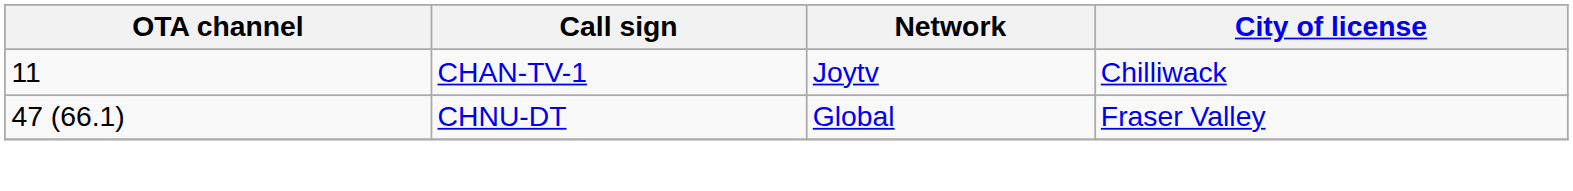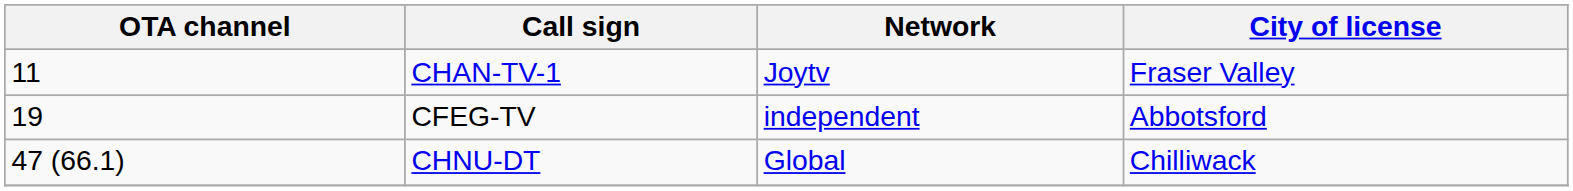(1164, 71) Chilliwack -> (1212, 71) Fraser Valley
+ row: (474, 116)
(1183, 116) Fraser Valley -> (1193, 161) Chilliwack
